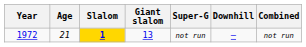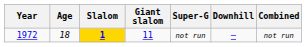(65, 35) 21 -> (65, 35) 18
(148, 35) 13 -> (148, 35) 11
